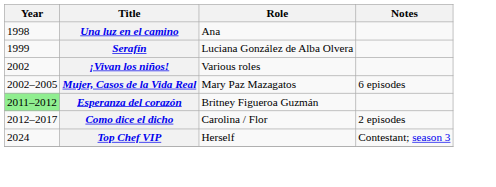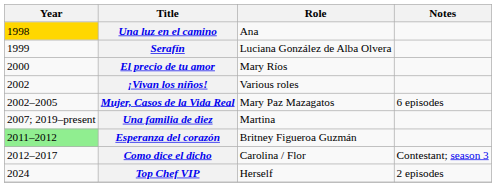(18, 31) no background -> (18, 31) gold background
+ row: (168, 66)
+ row: (168, 119)
(382, 119) 2 episodes -> (443, 155) Contestant; season 3
(404, 137) Contestant; season 3 -> (420, 173) 2 episodes
